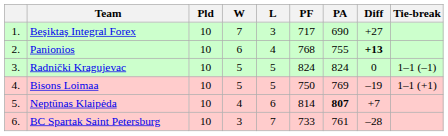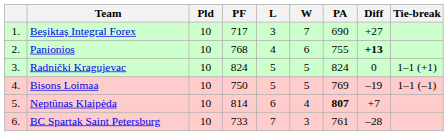columns swapped: (239, 13) <-> (306, 13)
(417, 67) 1–1 (–1) -> (417, 67) 1–1 (+1)
(417, 85) 1–1 (+1) -> (417, 85) 1–1 (–1)
